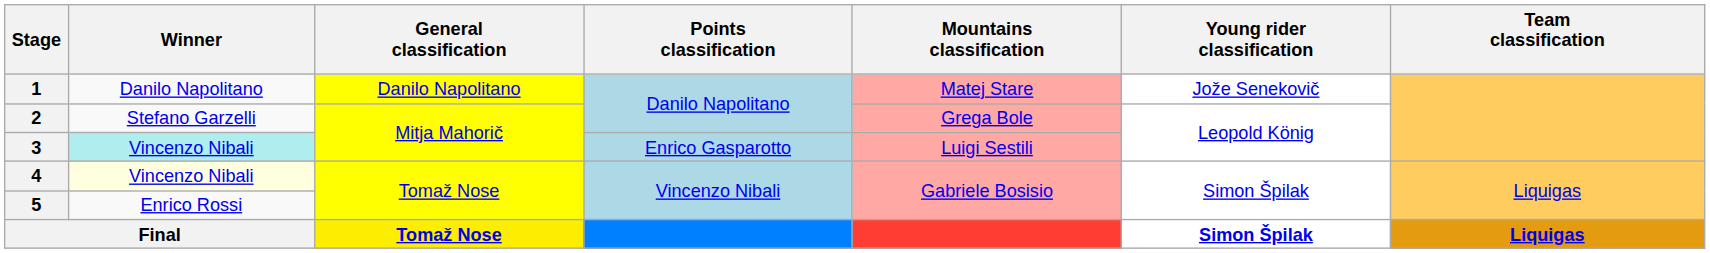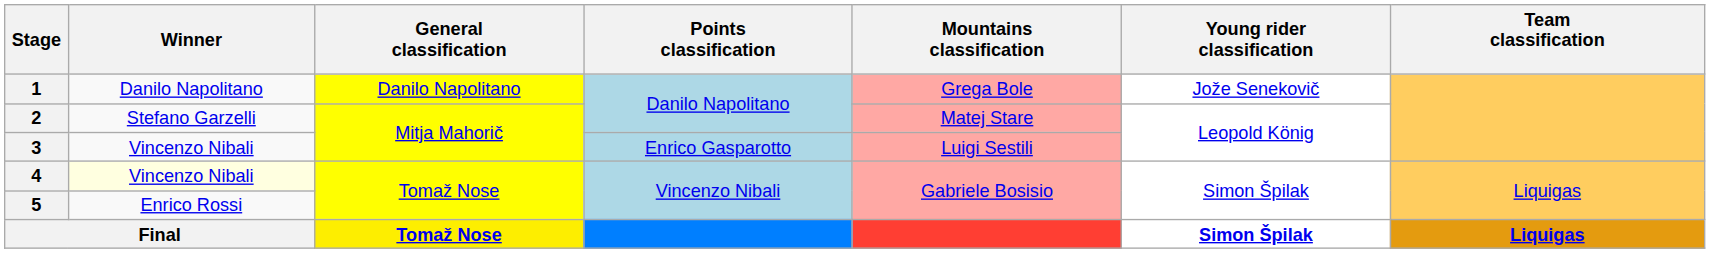(987, 89) Matej Stare -> (987, 89) Grega Bole
(987, 118) Grega Bole -> (987, 118) Matej Stare
(191, 147) paleturquoise background -> (191, 147) no background
